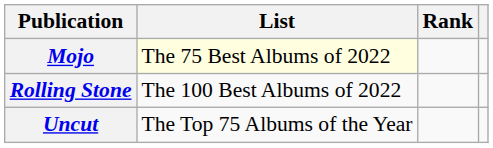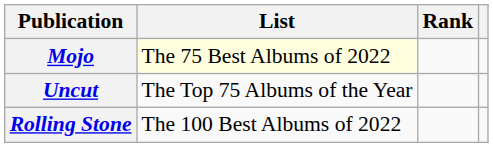rows swapped: (71, 90) <-> (71, 124)
